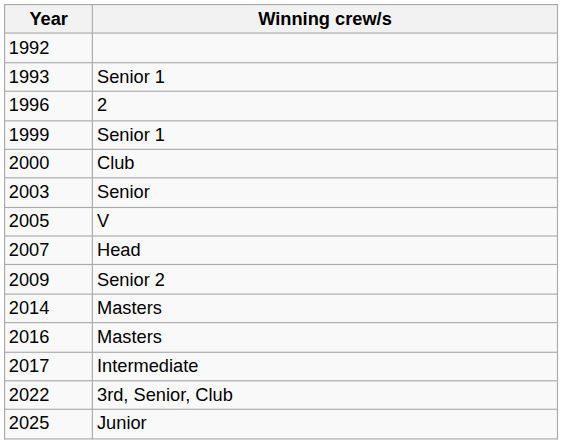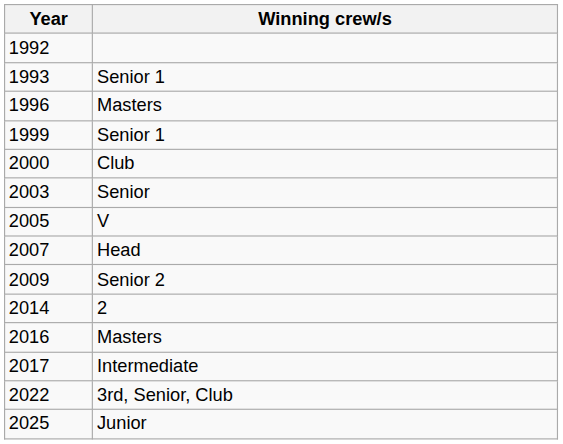(102, 105) 2 -> (129, 105) Masters
(129, 308) Masters -> (102, 308) 2
